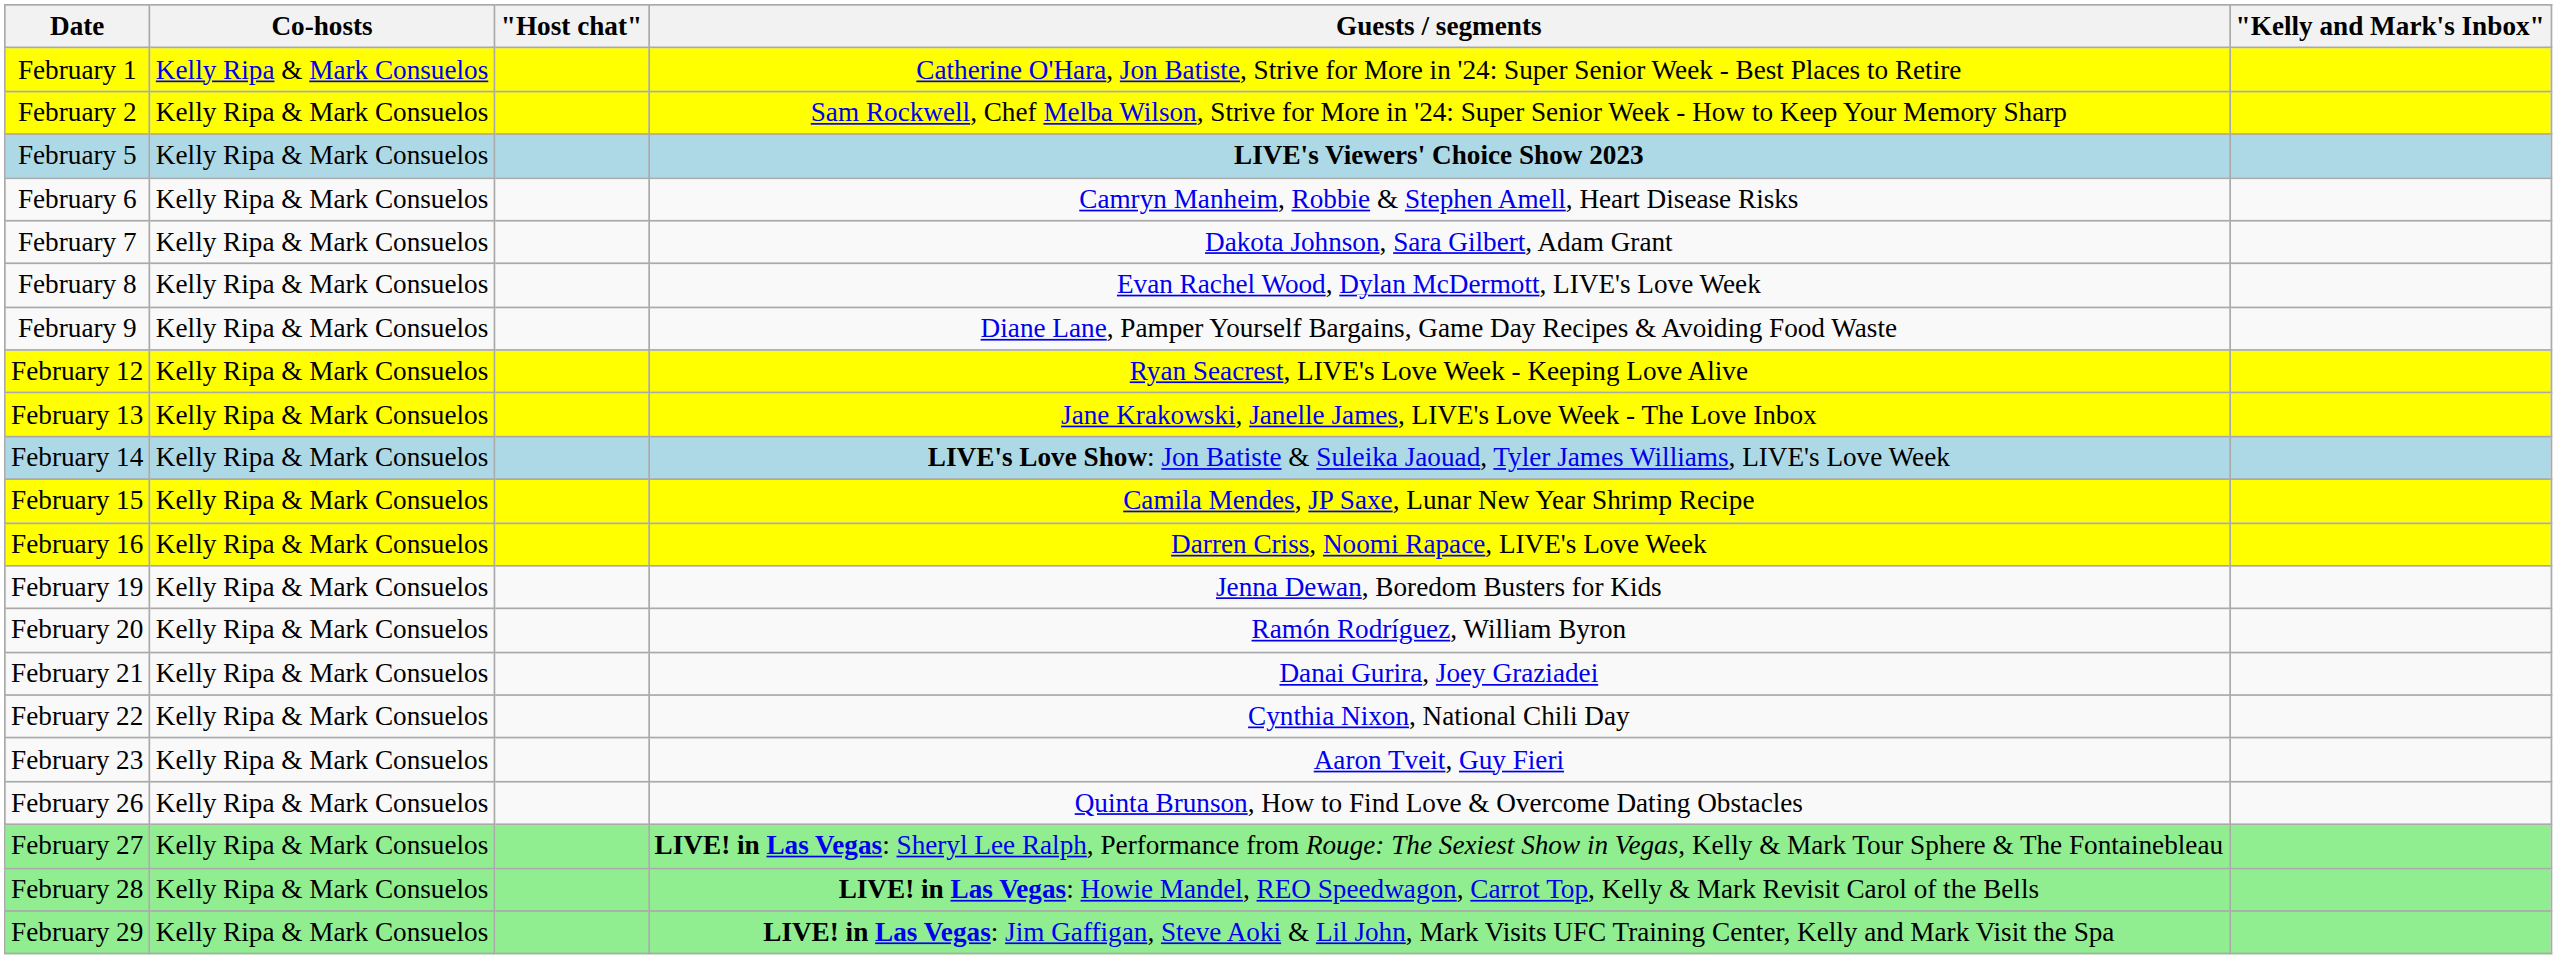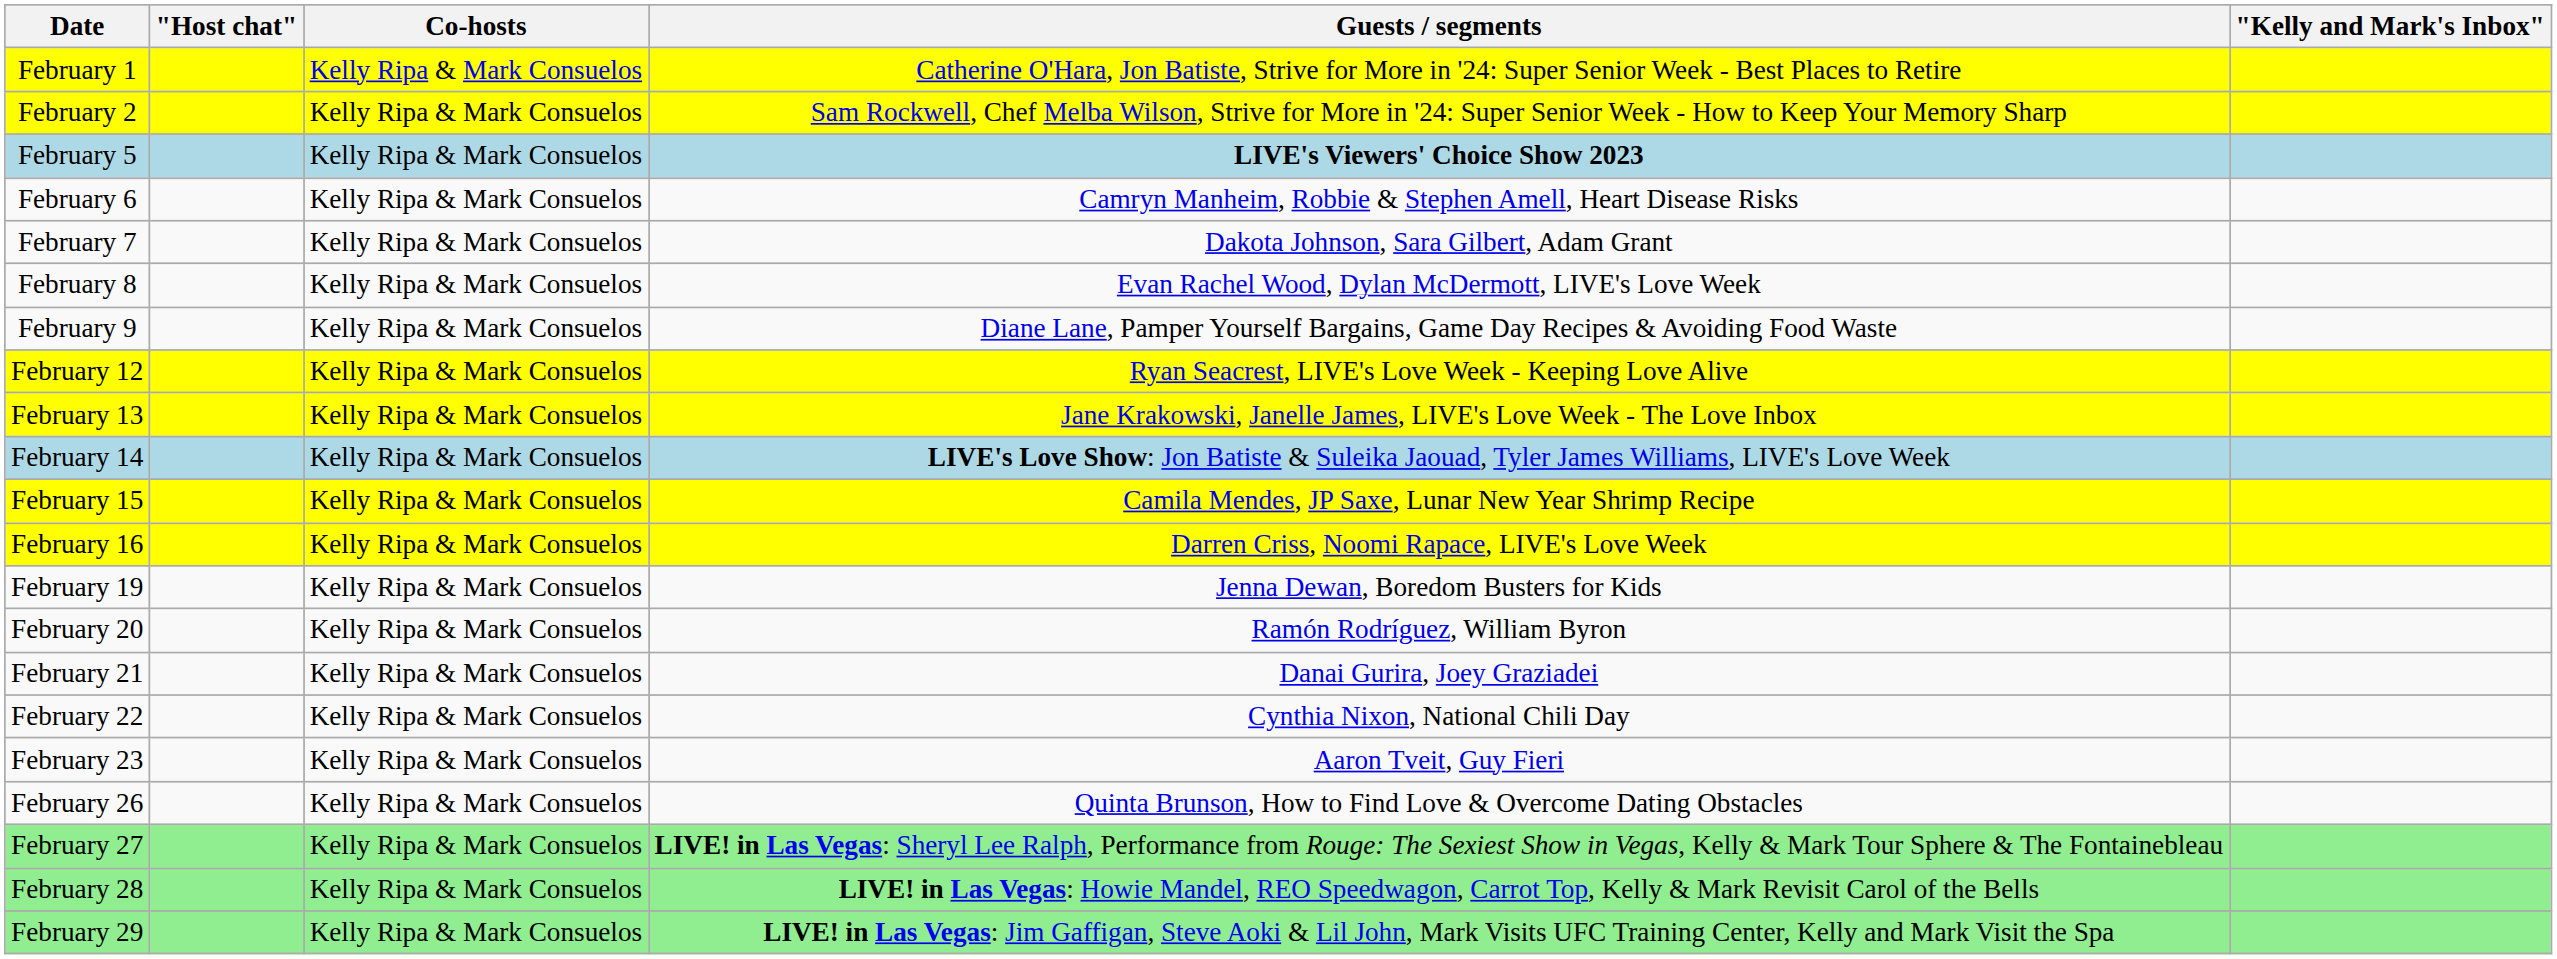columns swapped: (322, 26) <-> (571, 26)
